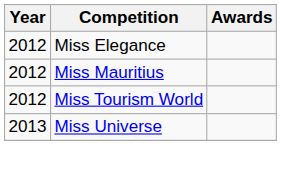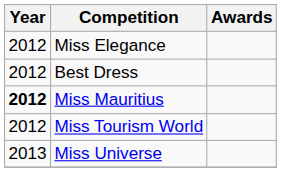+ row: (96, 72)
(28, 72) normal -> (28, 99) bold
